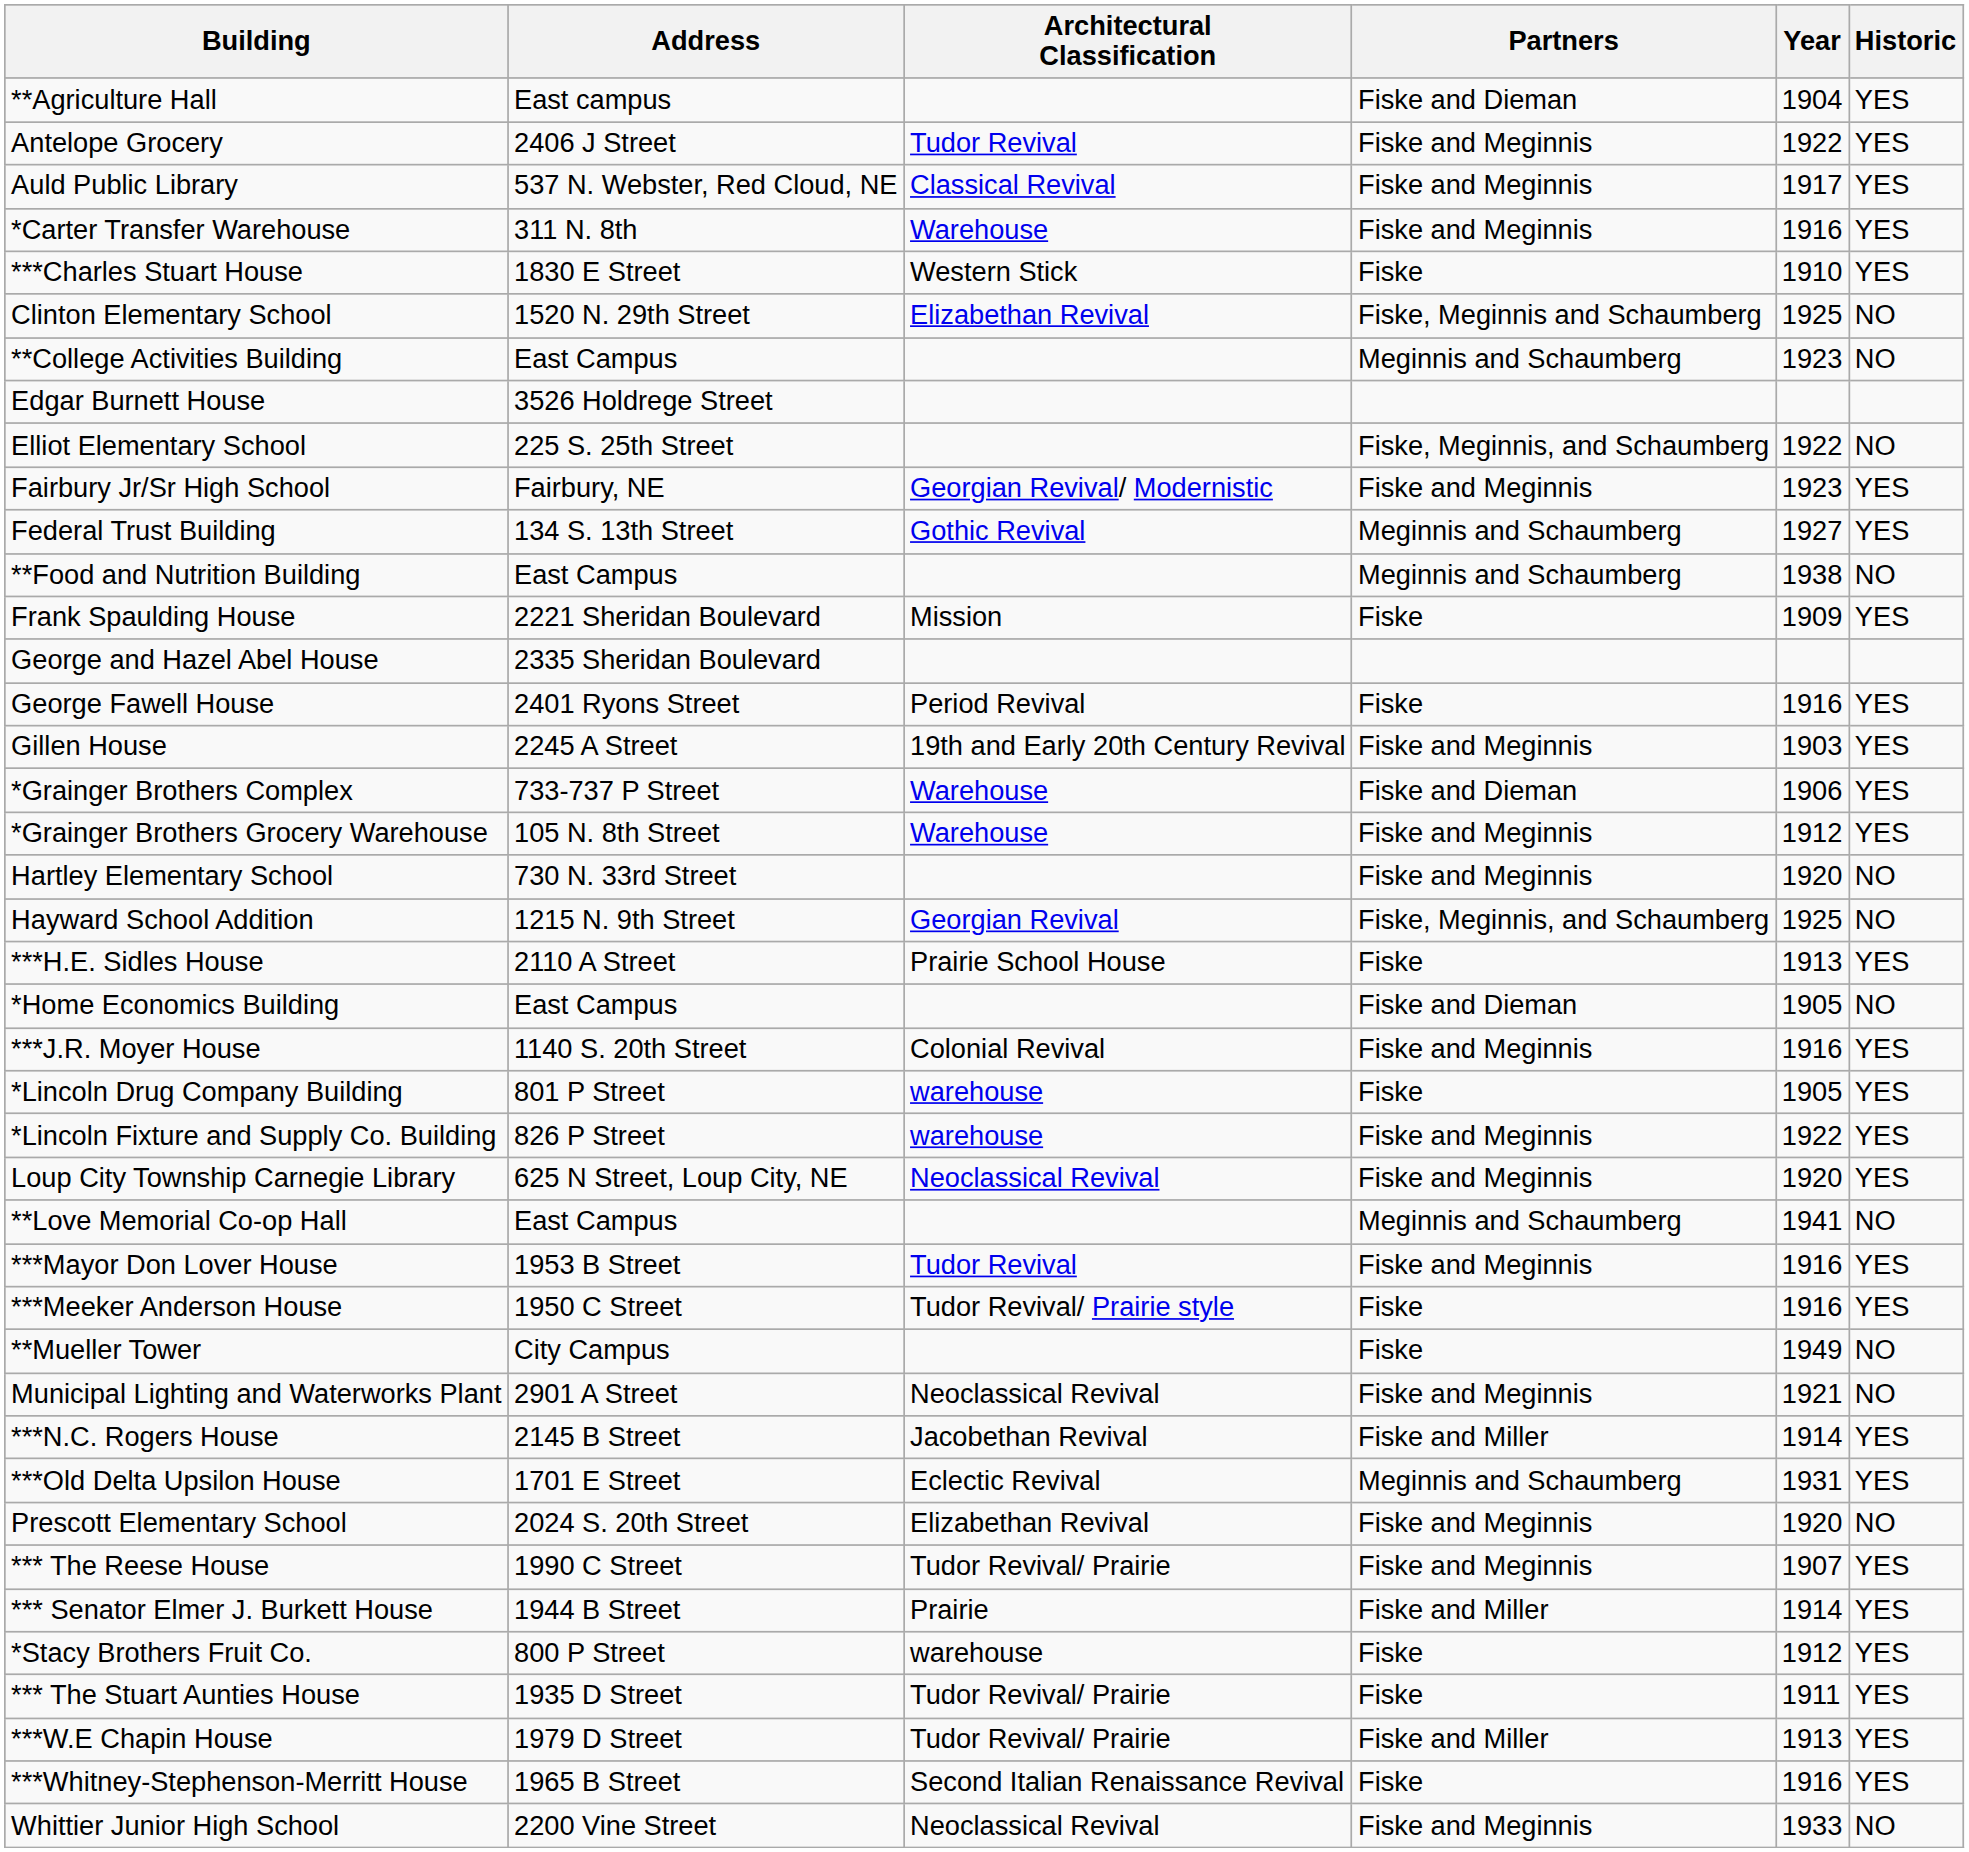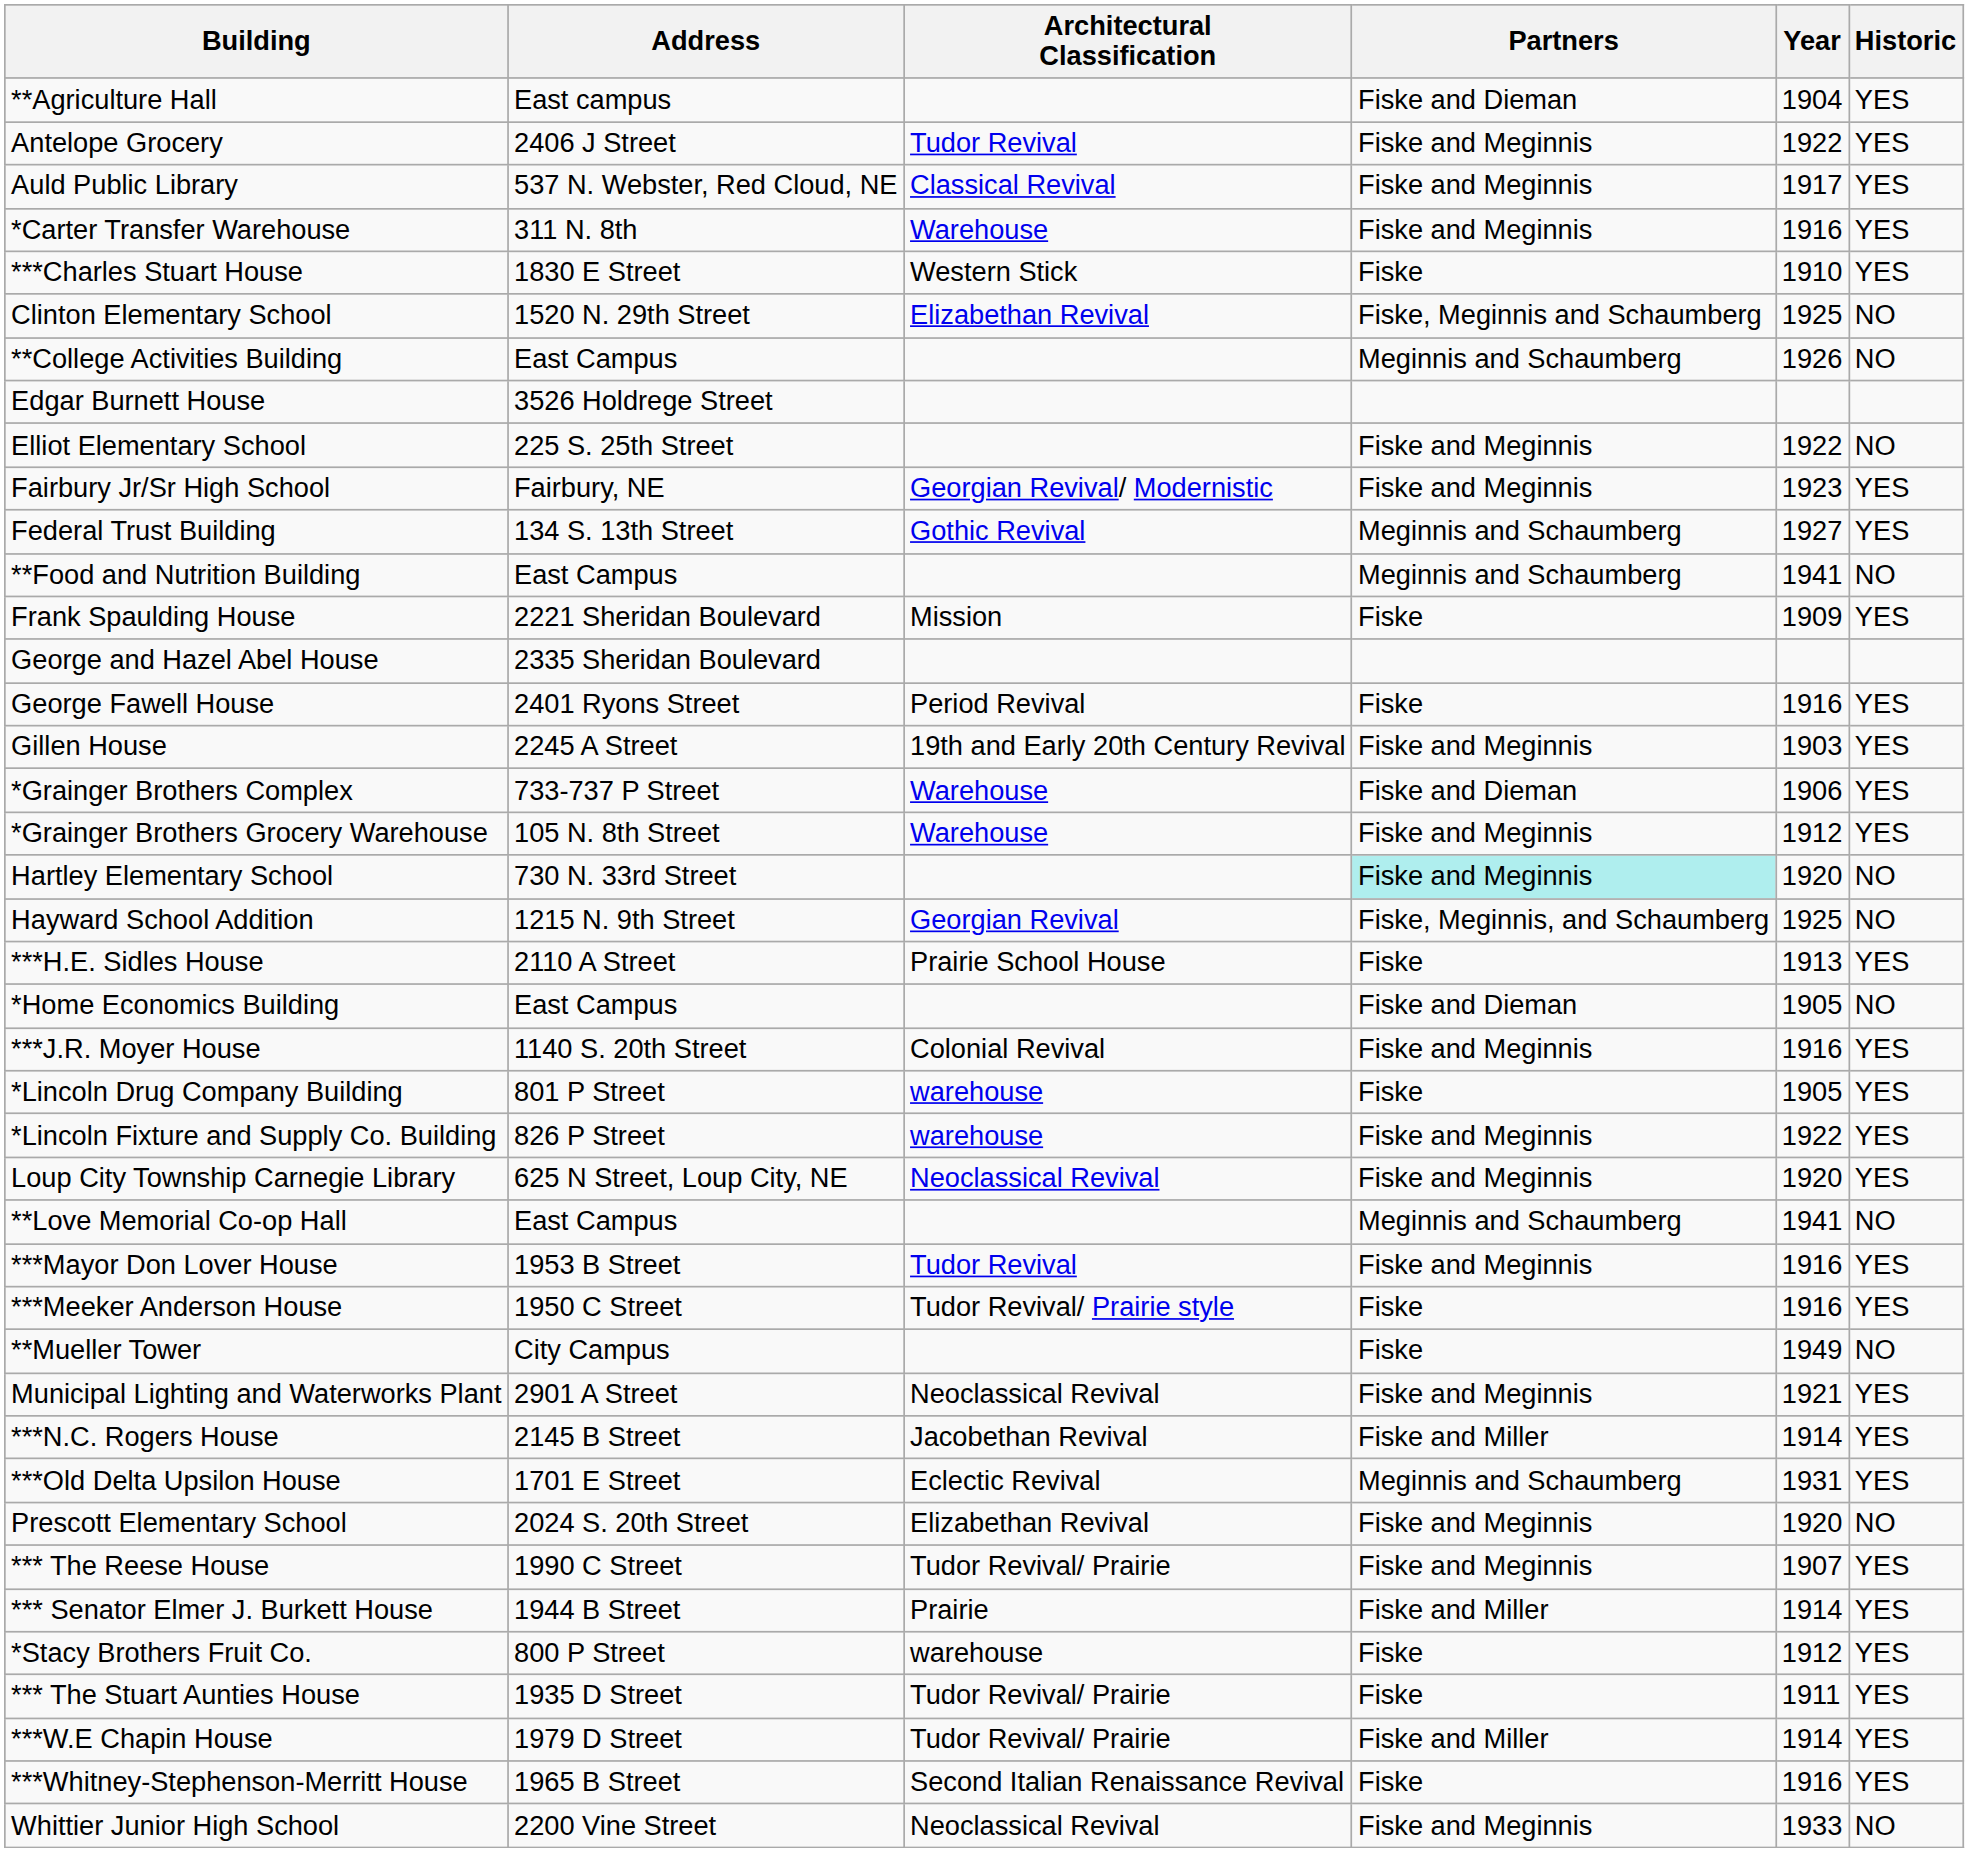(1812, 358) 1923 -> (1812, 358) 1926
(1564, 444) Fiske, Meginnis, and Schaumberg -> (1475, 444) Fiske and Meginnis
(1812, 574) 1938 -> (1812, 574) 1941
(1475, 876) no background -> (1475, 876) paleturquoise background
(1875, 1393) NO -> (1882, 1393) YES
(1812, 1739) 1913 -> (1812, 1739) 1914
